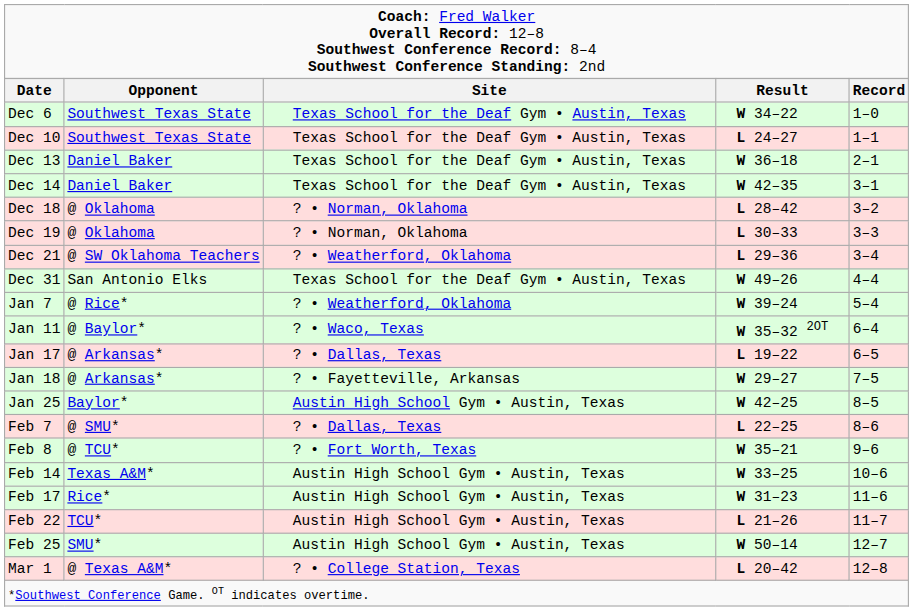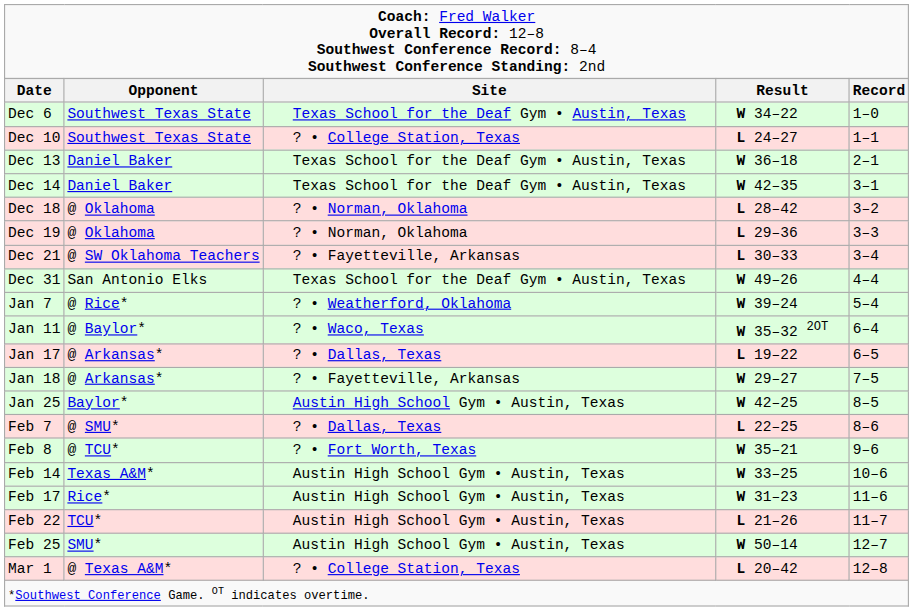(489, 138) Texas School for the Deaf Gym • Austin, Texas -> (406, 138) ? • College Station, Texas
(767, 233) L 30–33 -> (767, 233) L 29–36
(402, 257) ? • Weatherford, Oklahoma -> (406, 257) ? • Fayetteville, Arkansas
(767, 257) L 29–36 -> (767, 257) L 30–33
